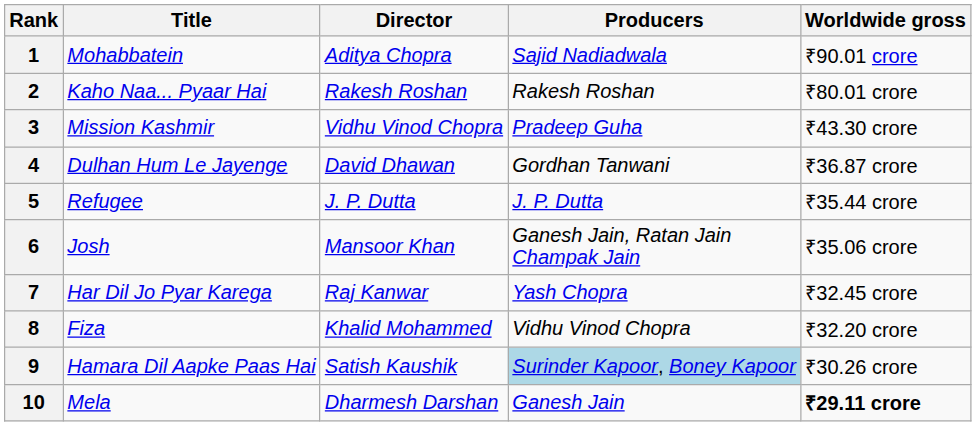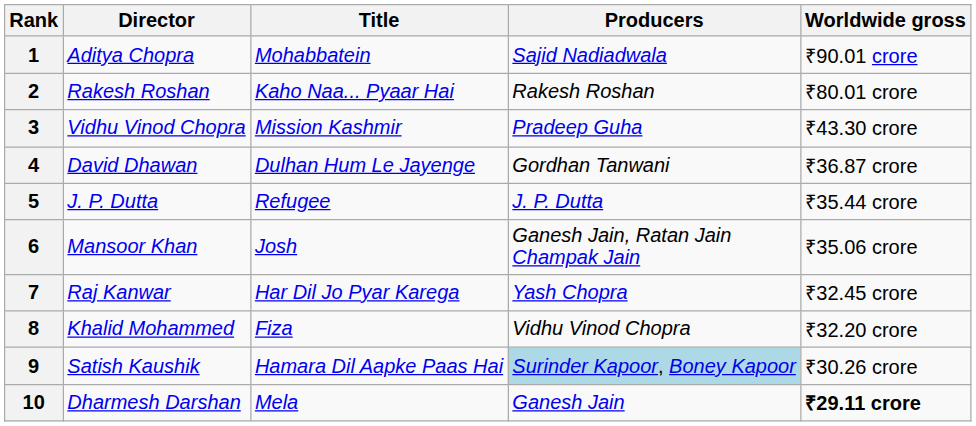columns swapped: (191, 20) <-> (414, 20)
